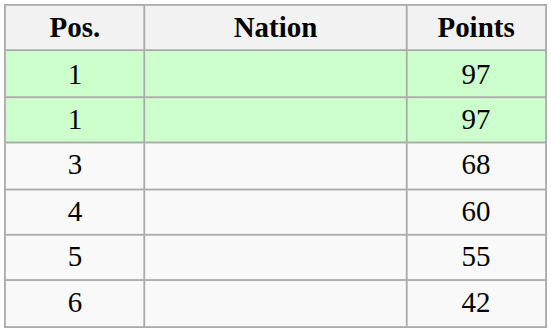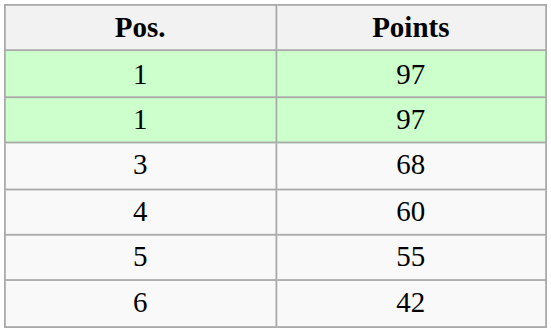- column: (275, 27)
